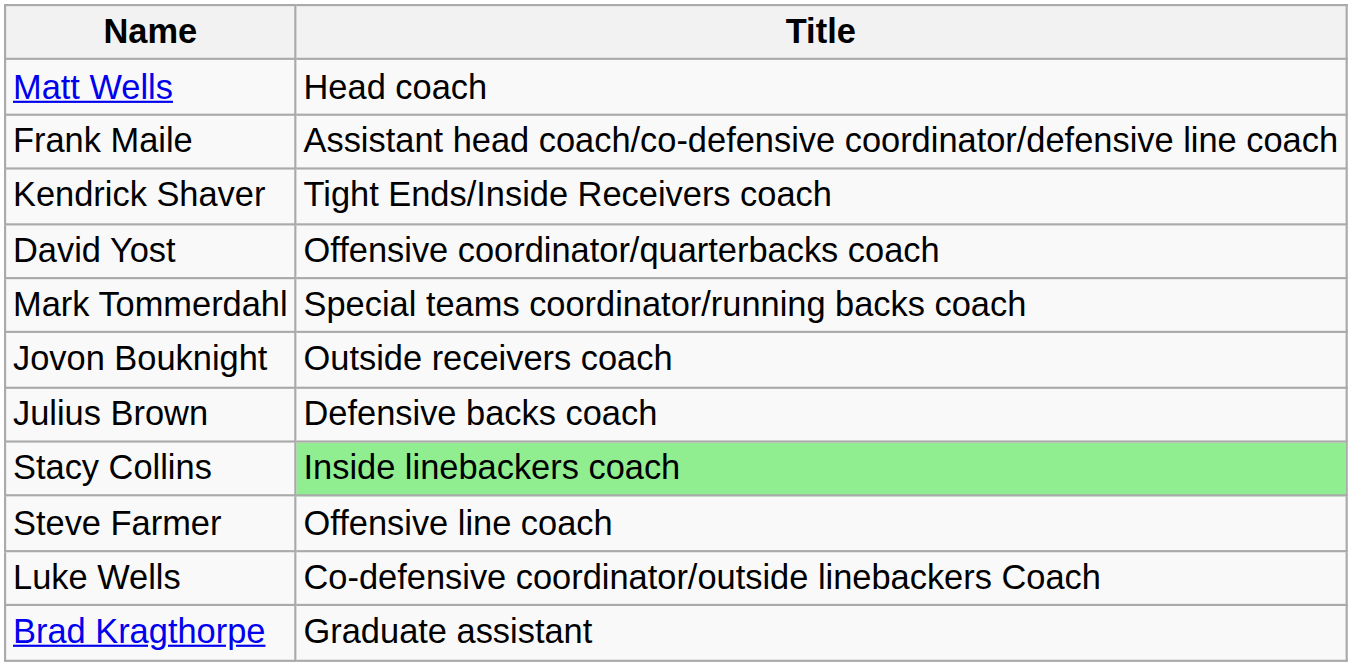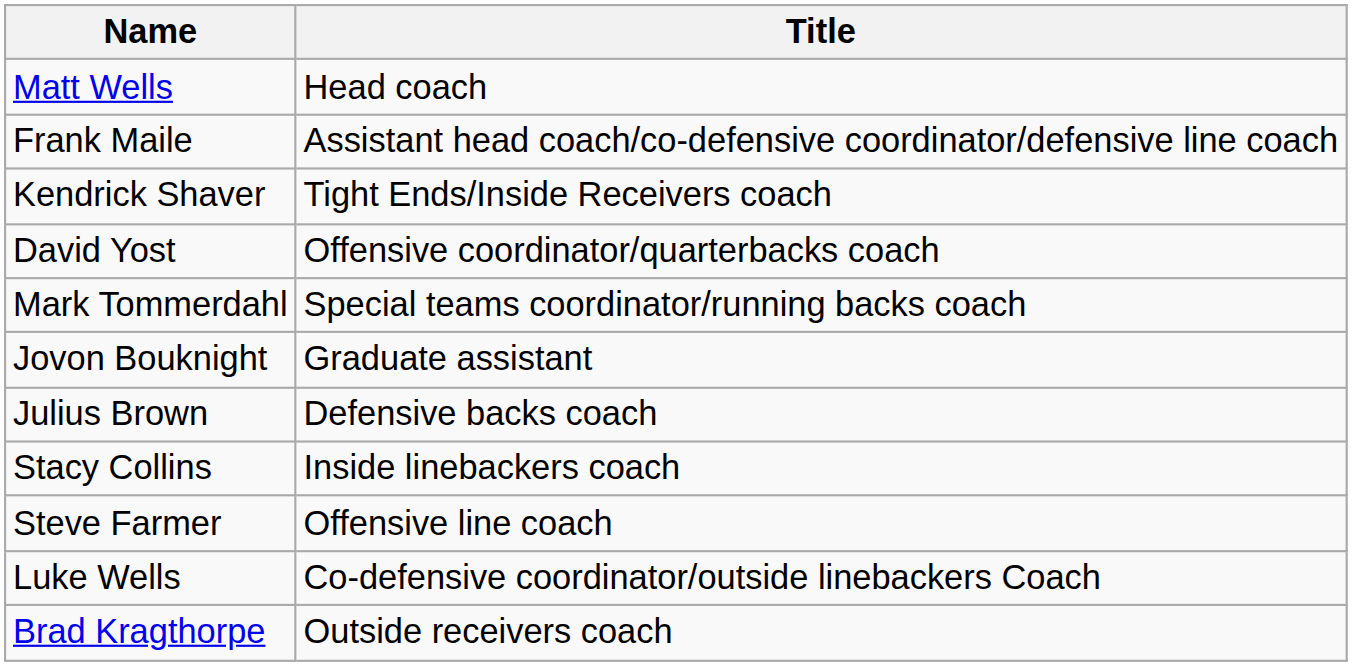(488, 359) Outside receivers coach -> (448, 359) Graduate assistant
(492, 468) lightgreen background -> (492, 468) no background
(448, 631) Graduate assistant -> (488, 631) Outside receivers coach
